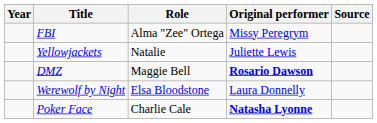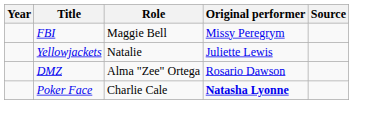(177, 33) Alma "Zee" Ortega -> (137, 33) Maggie Bell
(160, 71) Maggie Bell -> (154, 71) Alma "Zee" Ortega
(271, 71) bold -> (246, 71) normal
- row: (81, 90)
